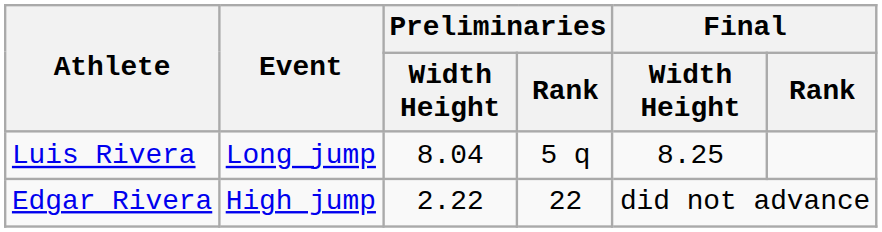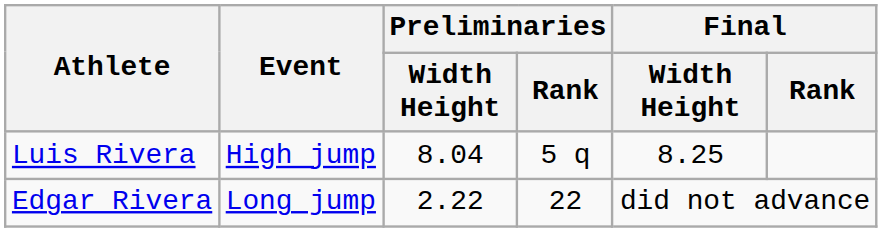(301, 155) Long jump -> (301, 155) High jump
(301, 202) High jump -> (301, 202) Long jump
